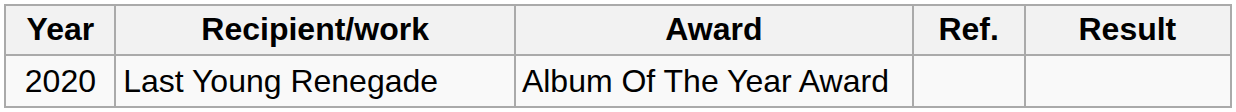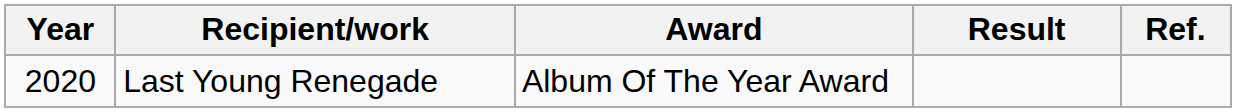columns swapped: (1127, 29) <-> (969, 29)
